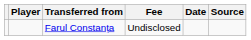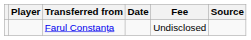columns swapped: (154, 12) <-> (196, 12)
